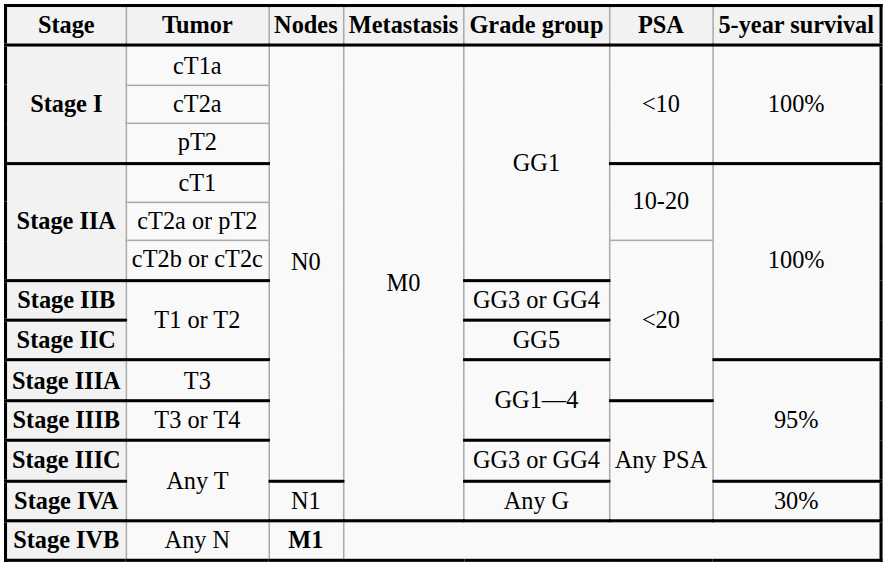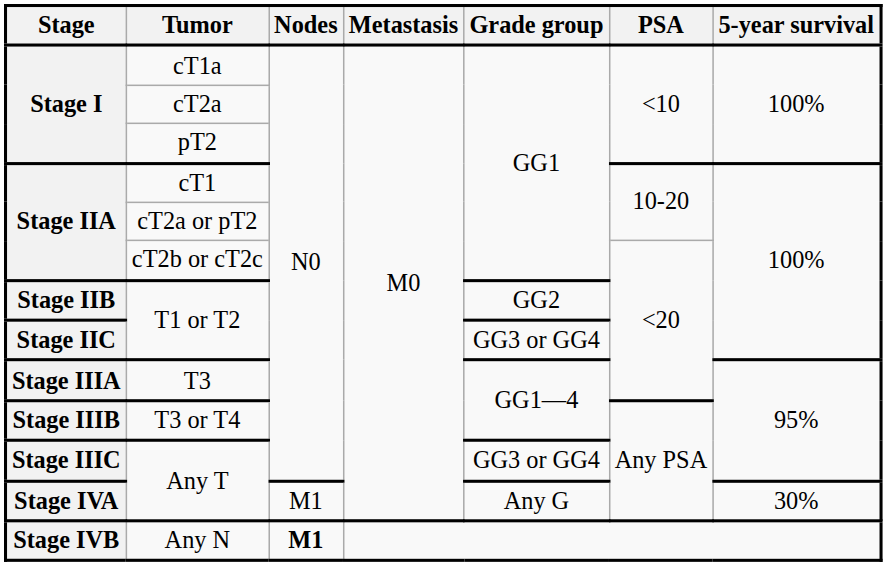(536, 299) GG3 or GG4 -> (536, 299) GG2
(536, 339) GG5 -> (536, 339) GG3 or GG4
(306, 500) N1 -> (306, 500) M1
